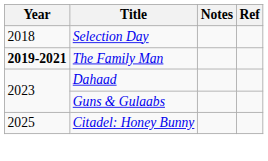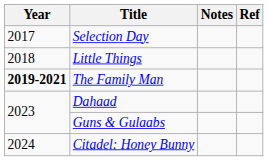(21, 36) 2018 -> (21, 36) 2017
+ row: (107, 58)
(21, 123) 2025 -> (21, 144) 2024
